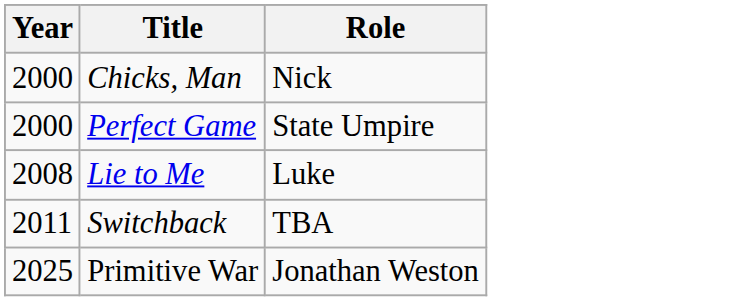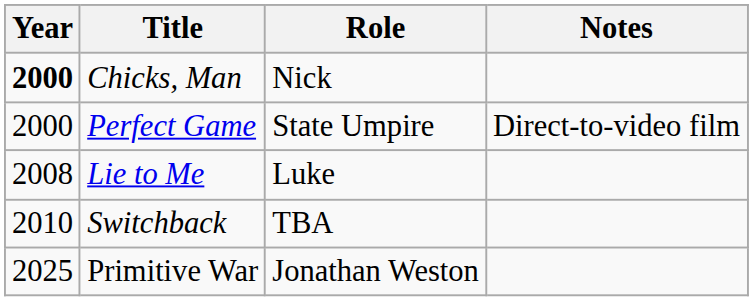+ column: (616, 28)
(43, 77) normal -> (43, 77) bold
(42, 222) 2011 -> (43, 222) 2010
